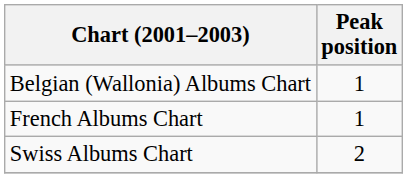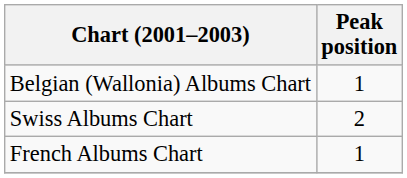rows swapped: (106, 118) <-> (101, 154)
